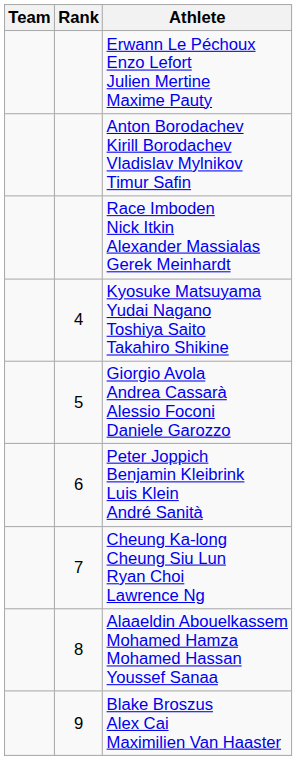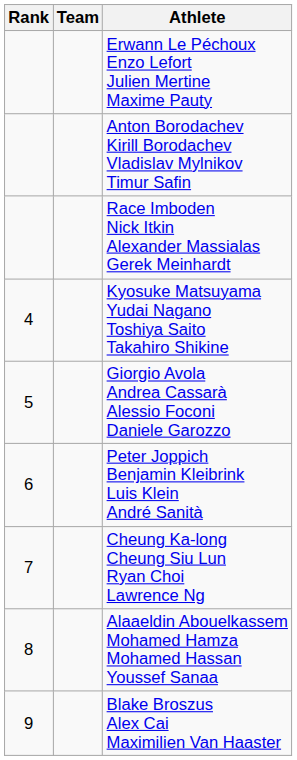columns swapped: (79, 17) <-> (29, 17)
